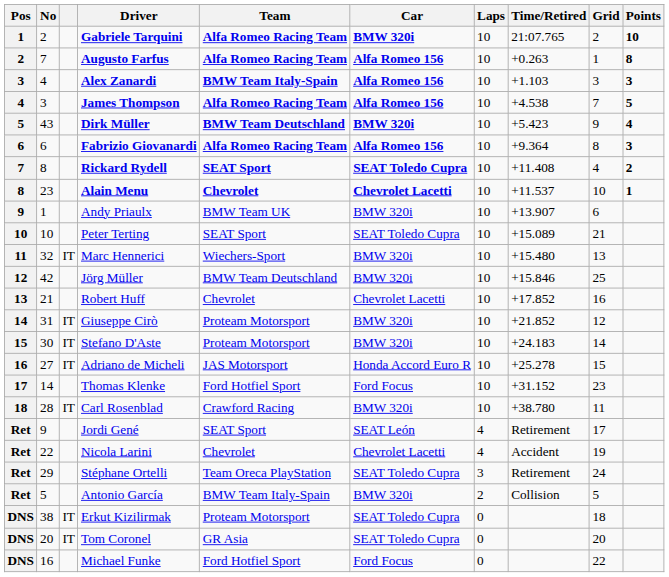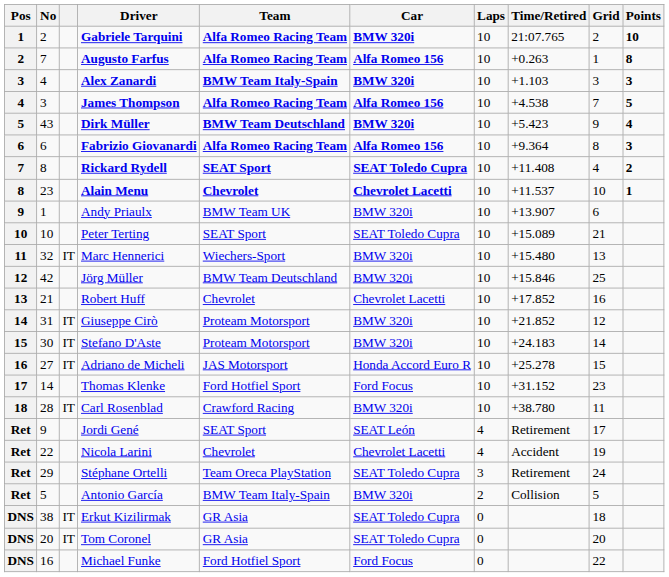(398, 81) Alfa Romeo 156 -> (384, 81) BMW 320i
(256, 517) Proteam Motorsport -> (225, 517) GR Asia
